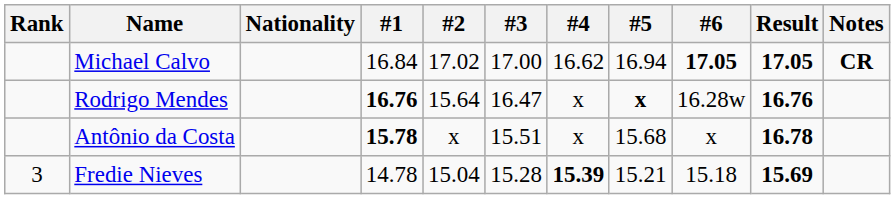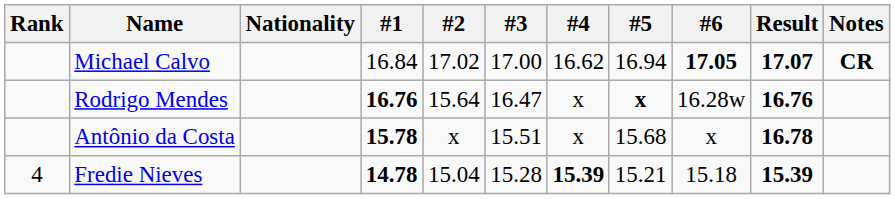(787, 61) 17.05 -> (787, 61) 17.07
(37, 174) 3 -> (37, 174) 4
(392, 174) normal -> (392, 174) bold
(787, 174) 15.69 -> (787, 174) 15.39
